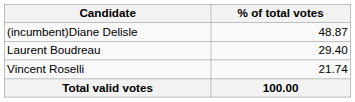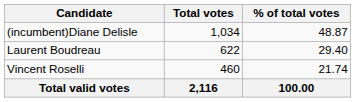+ column: (203, 13)
